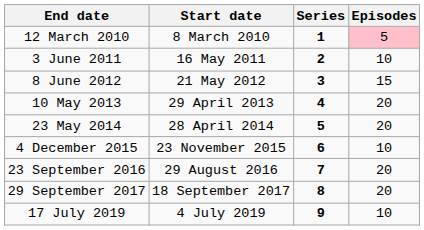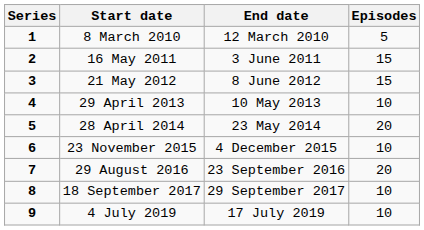columns swapped: (321, 16) <-> (77, 16)
(384, 38) pink background -> (384, 38) no background
(384, 60) 10 -> (384, 60) 15
(384, 104) 20 -> (384, 104) 10
(384, 192) 20 -> (384, 192) 10
